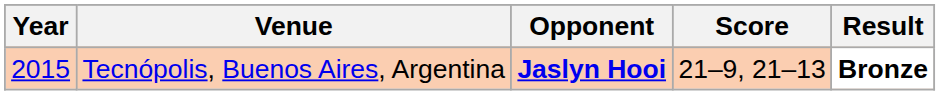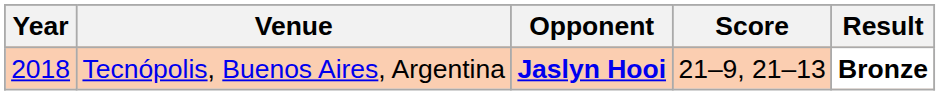(41, 68) 2015 -> (41, 68) 2018
